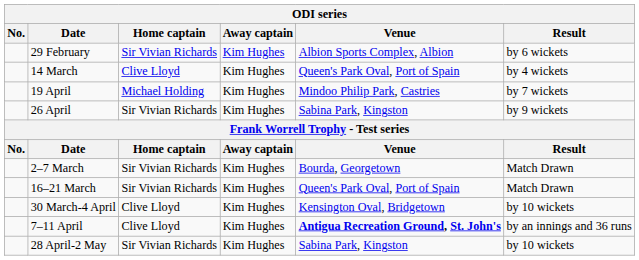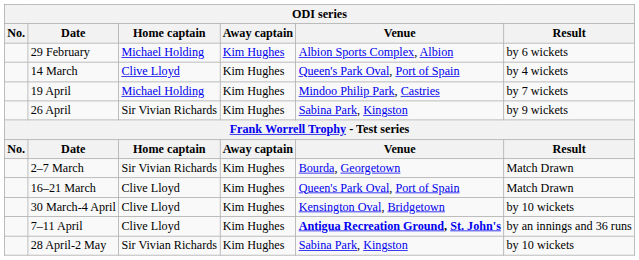(169, 52) Sir Vivian Richards -> (163, 52) Michael Holding
(169, 187) Sir Vivian Richards -> (151, 187) Clive Lloyd
